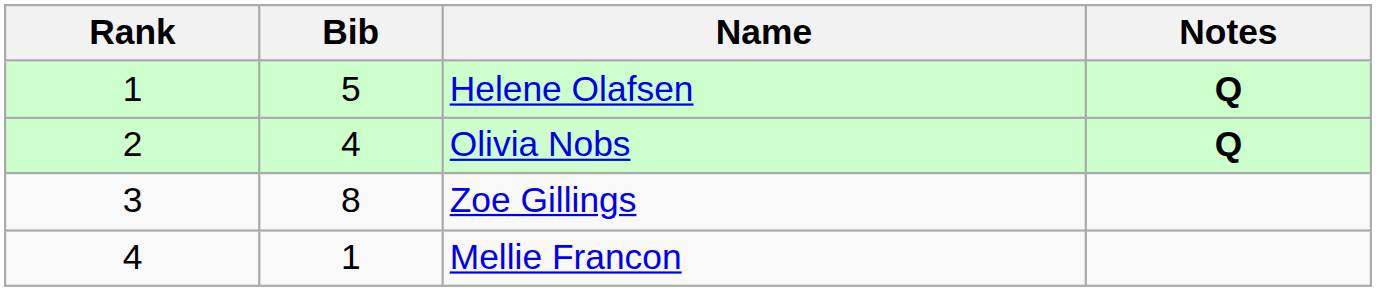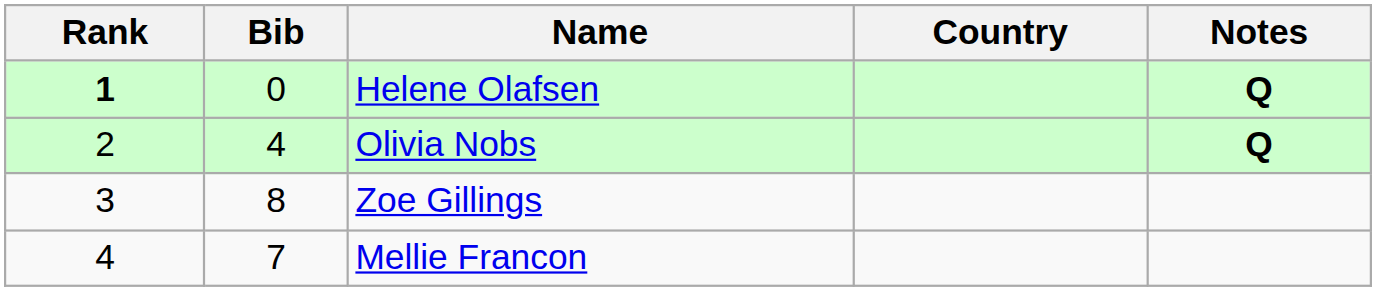+ column: (1000, 32)
(132, 88) normal -> (105, 88) bold
(351, 88) 5 -> (276, 88) 0
(351, 256) 1 -> (276, 256) 7
